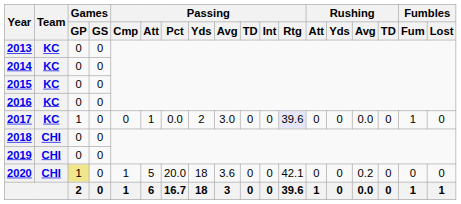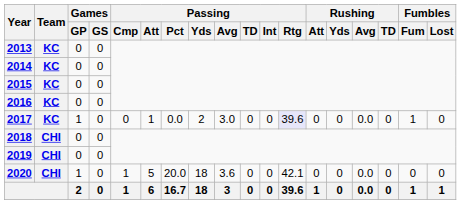(79, 173) khaki background -> (79, 173) no background
(365, 173) 0.2 -> (365, 173) 0.0
